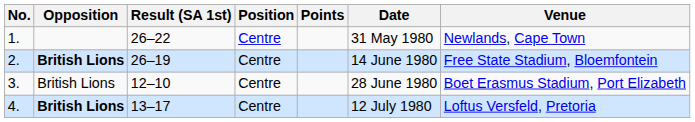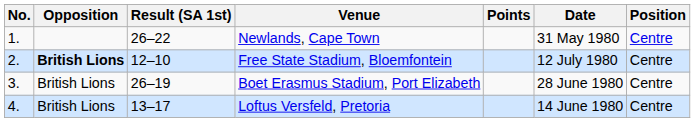columns swapped: (266, 15) <-> (565, 15)
(151, 60) 26–19 -> (151, 60) 12–10
(394, 60) 14 June 1980 -> (577, 60) 12 July 1980
(151, 83) 12–10 -> (151, 83) 26–19
(81, 106) bold -> (76, 106) normal
(391, 106) 12 July 1980 -> (580, 106) 14 June 1980
